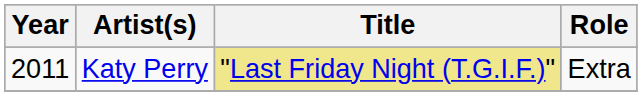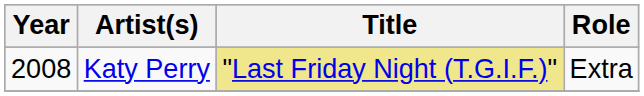(40, 68) 2011 -> (41, 68) 2008
